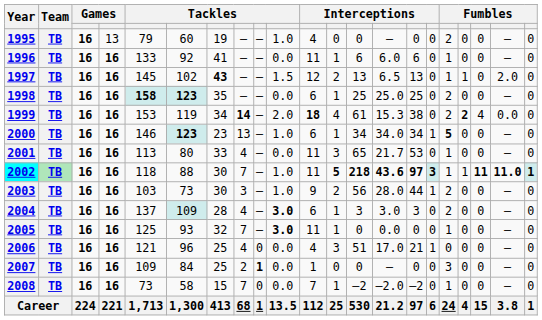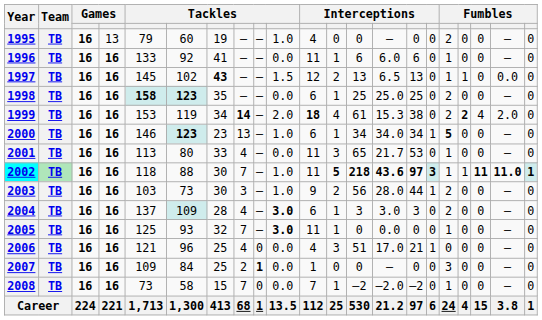(508, 77) 2.0 -> (508, 77) 0.0
(508, 115) 0.0 -> (508, 115) 2.0
